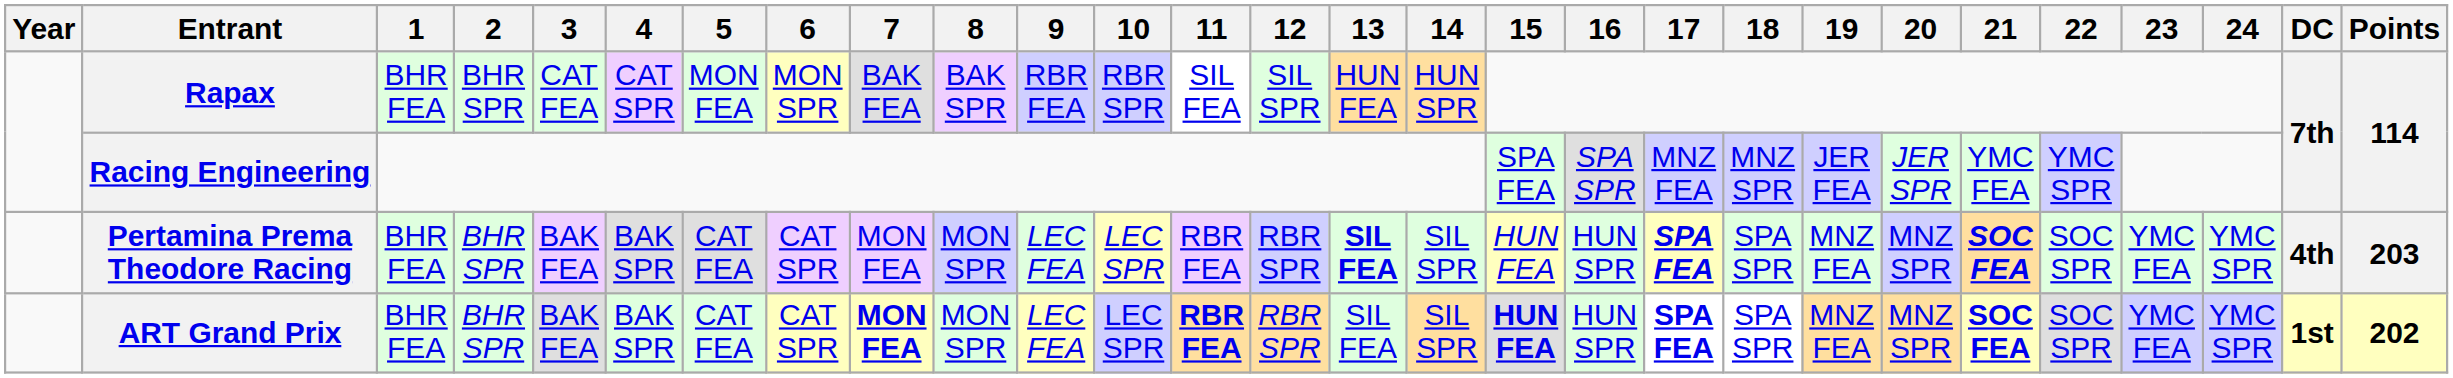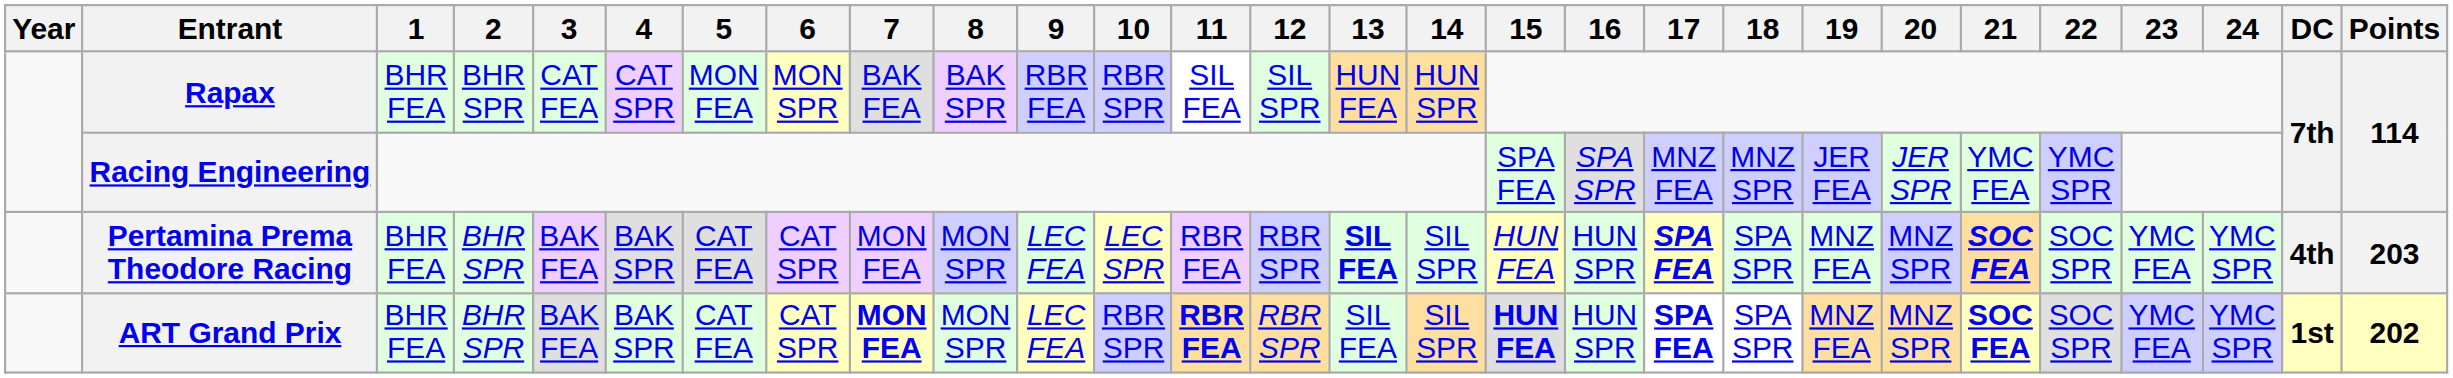(1134, 332) LEC SPR -> (1134, 332) RBR SPR
